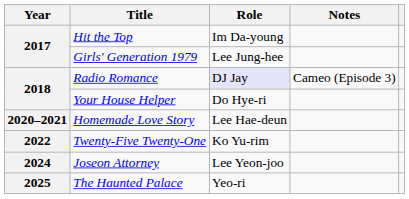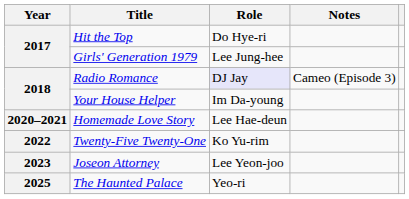(248, 36) Im Da-young -> (239, 36) Do Hye-ri
(239, 99) Do Hye-ri -> (248, 99) Im Da-young
(37, 162) 2024 -> (37, 162) 2023
